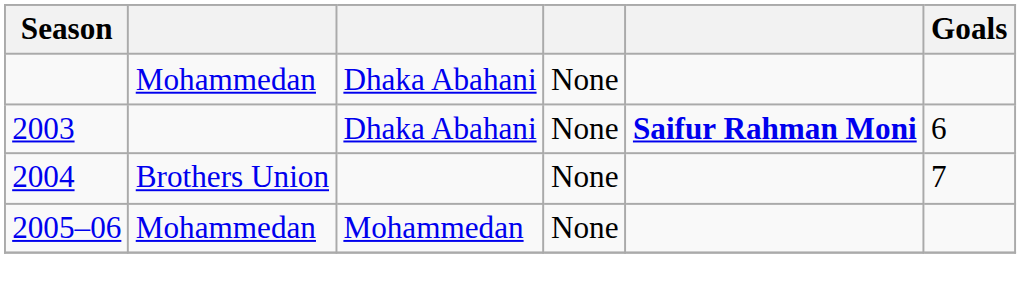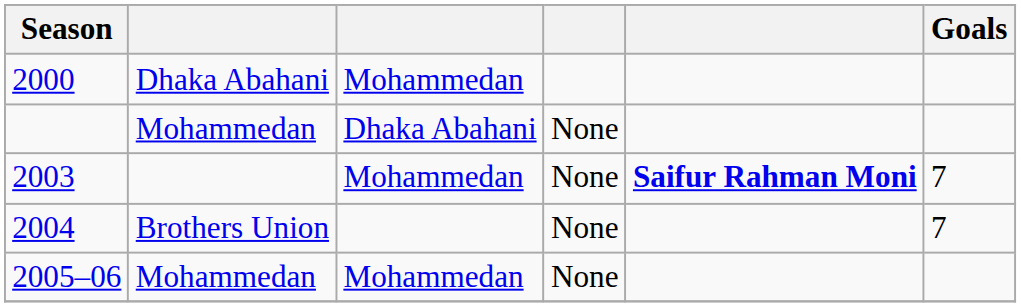+ row: (43, 78)
(440, 128) Dhaka Abahani -> (434, 177) Mohammedan
(939, 128) 6 -> (939, 177) 7
